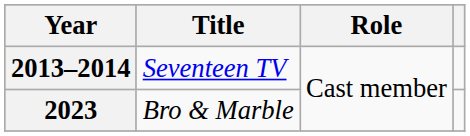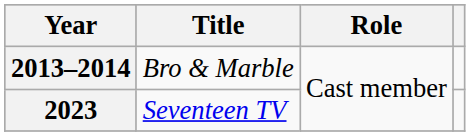(215, 67) Seventeen TV -> (218, 67) Bro & Marble
(218, 109) Bro & Marble -> (215, 109) Seventeen TV
